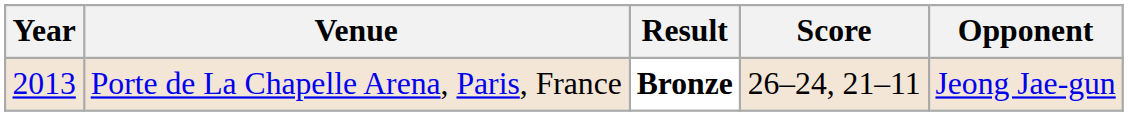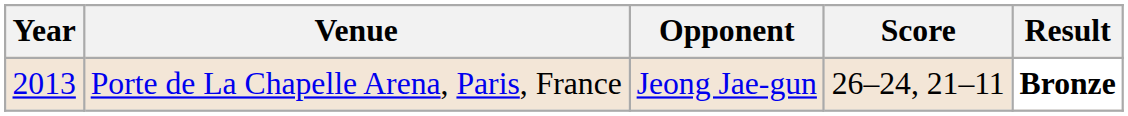columns swapped: (1026, 31) <-> (685, 31)
